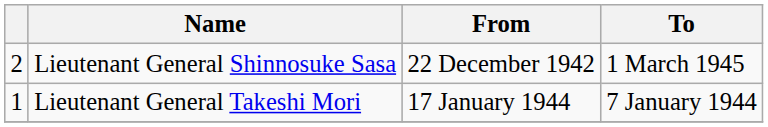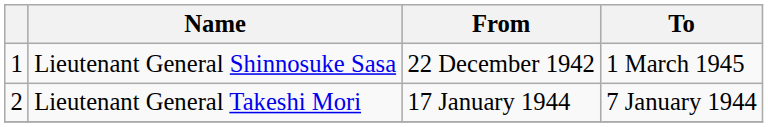(17, 63) 2 -> (17, 63) 1
(17, 102) 1 -> (17, 102) 2
